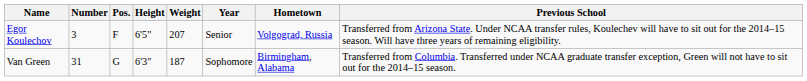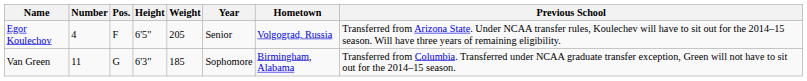(74, 34) 3 -> (74, 34) 4
(177, 34) 207 -> (177, 34) 205
(76, 62) 31 -> (76, 62) 11
(177, 62) 187 -> (177, 62) 185
